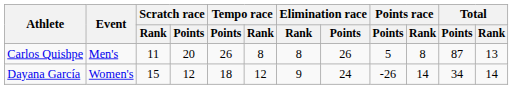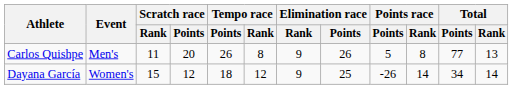(299, 54) 8 -> (299, 54) 9
(457, 54) 87 -> (457, 54) 77
(345, 74) 24 -> (345, 74) 25
